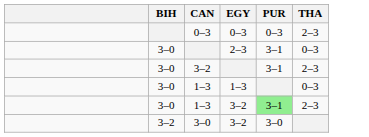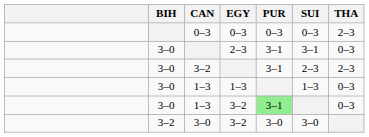+ column: (310, 14)
(310, 105) 2–3 -> (346, 105) 0–3
